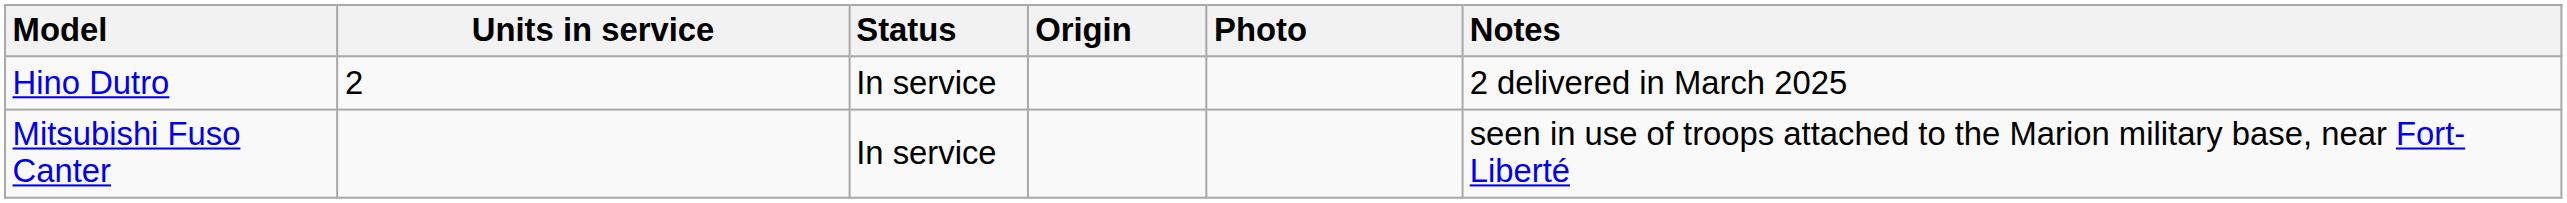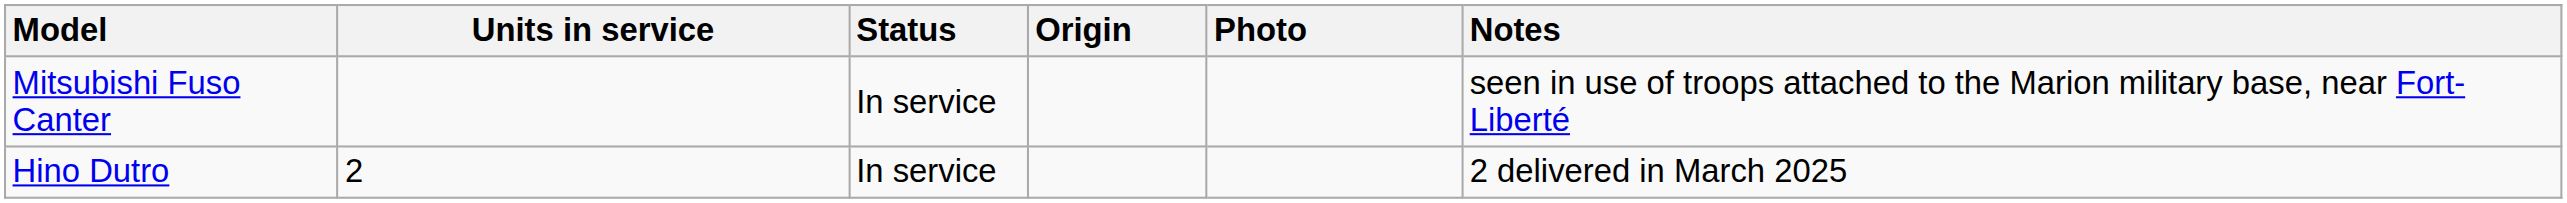rows swapped: (91, 82) <-> (127, 152)
